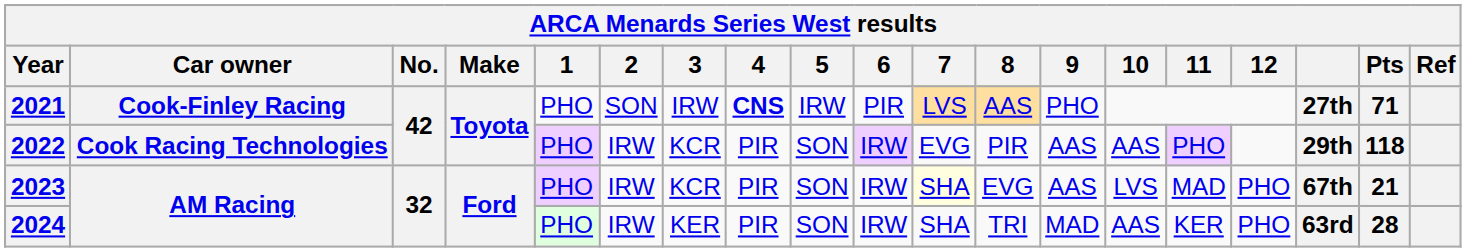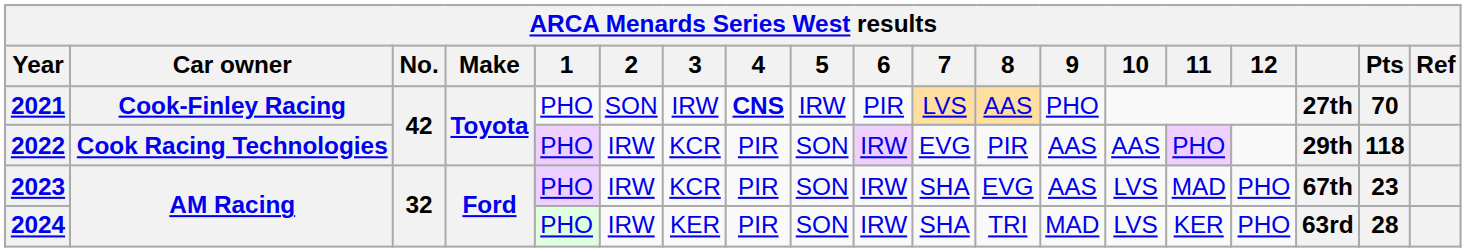(1385, 105) 71 -> (1385, 105) 70
(945, 186) lightyellow background -> (945, 186) no background
(1385, 186) 21 -> (1385, 186) 23
(1136, 226) AAS -> (1136, 226) LVS
